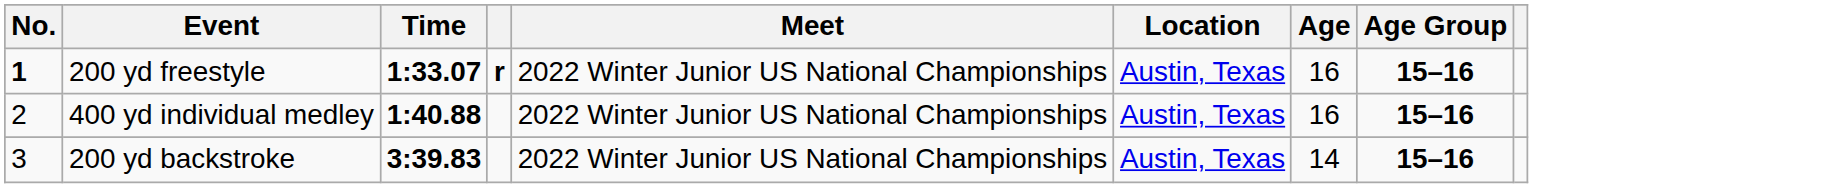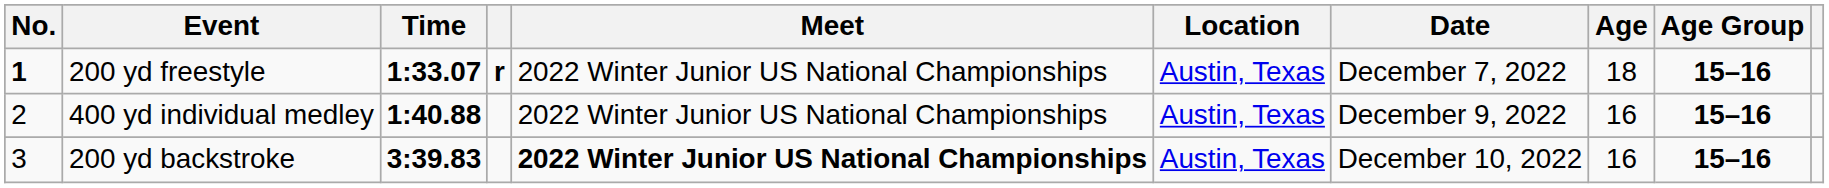+ column: (1460, 26)
(1324, 70) 16 -> (1621, 70) 18
(812, 159) normal -> (832, 159) bold
(1324, 159) 14 -> (1621, 159) 16
